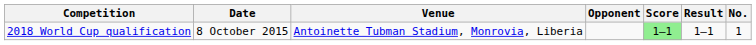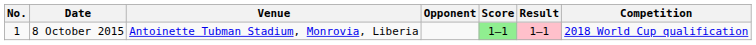columns swapped: (738, 13) <-> (99, 13)
(704, 31) no background -> (539, 31) pink background
